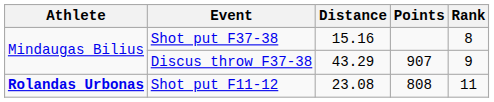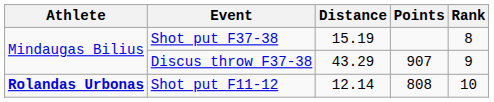(353, 39) 15.16 -> (353, 39) 15.19
(353, 85) 23.08 -> (353, 85) 12.14
(469, 85) 11 -> (469, 85) 10
